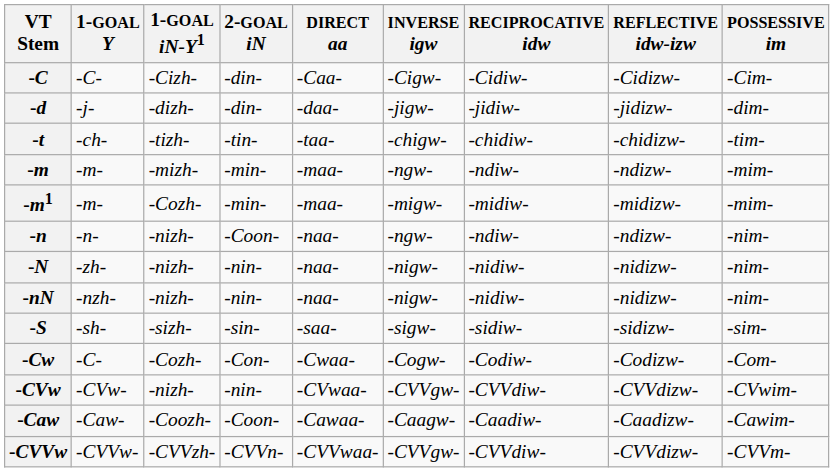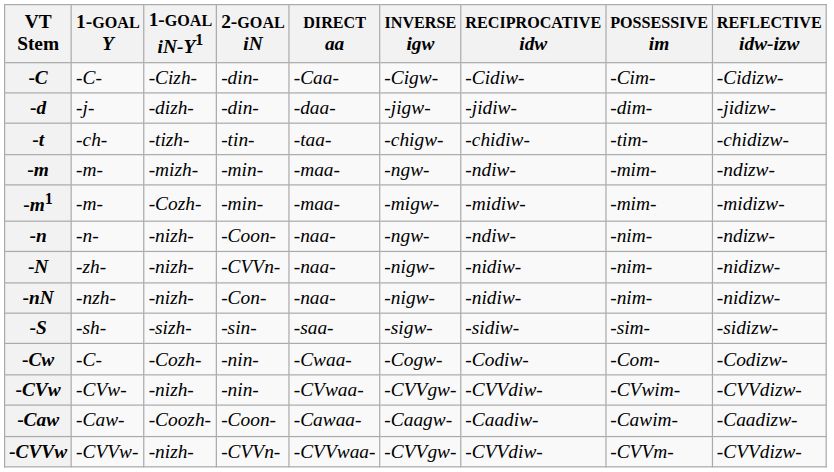columns swapped: (666, 34) <-> (776, 34)
(243, 267) -nin- -> (251, 267) -CVVn-
(243, 297) -nin- -> (244, 297) -Con-
(247, 359) -Con- -> (240, 359) -nin-
(182, 451) -CVVzh- -> (171, 451) -nizh-
